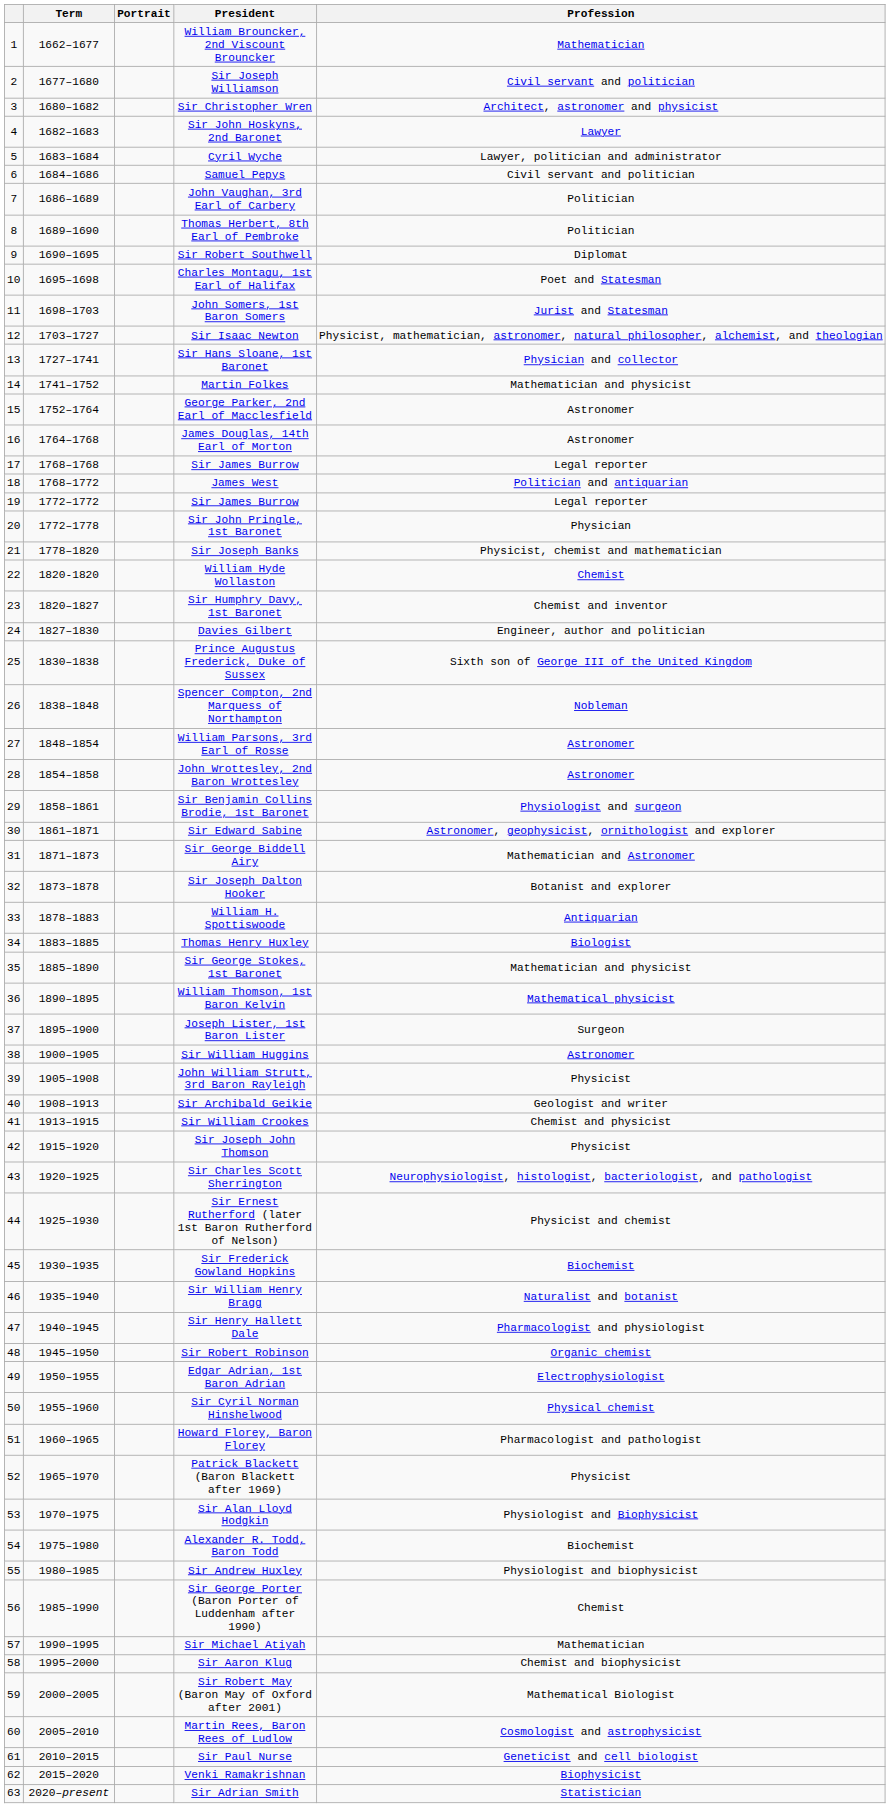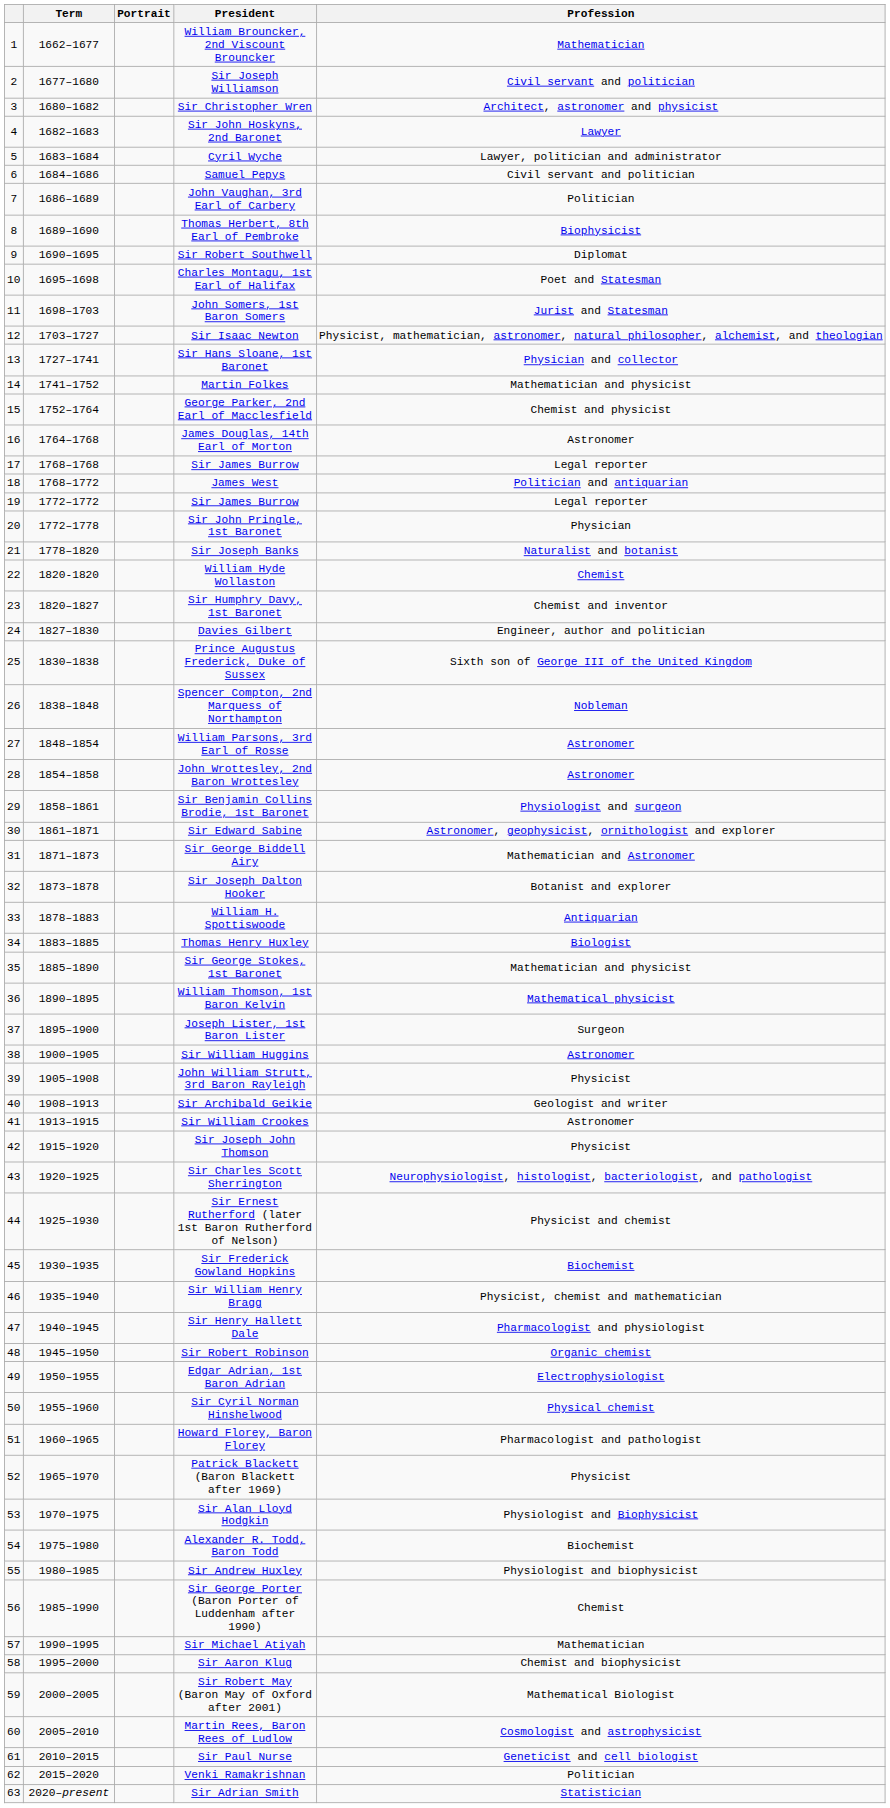(601, 230) Politician -> (601, 230) Biophysicist
(601, 409) Astronomer -> (601, 409) Chemist and physicist
(601, 551) Physicist, chemist and mathematician -> (601, 551) Naturalist and botanist
(601, 1122) Chemist and physicist -> (601, 1122) Astronomer
(601, 1297) Naturalist and botanist -> (601, 1297) Physicist, chemist and mathematician
(601, 1775) Biophysicist -> (601, 1775) Politician
